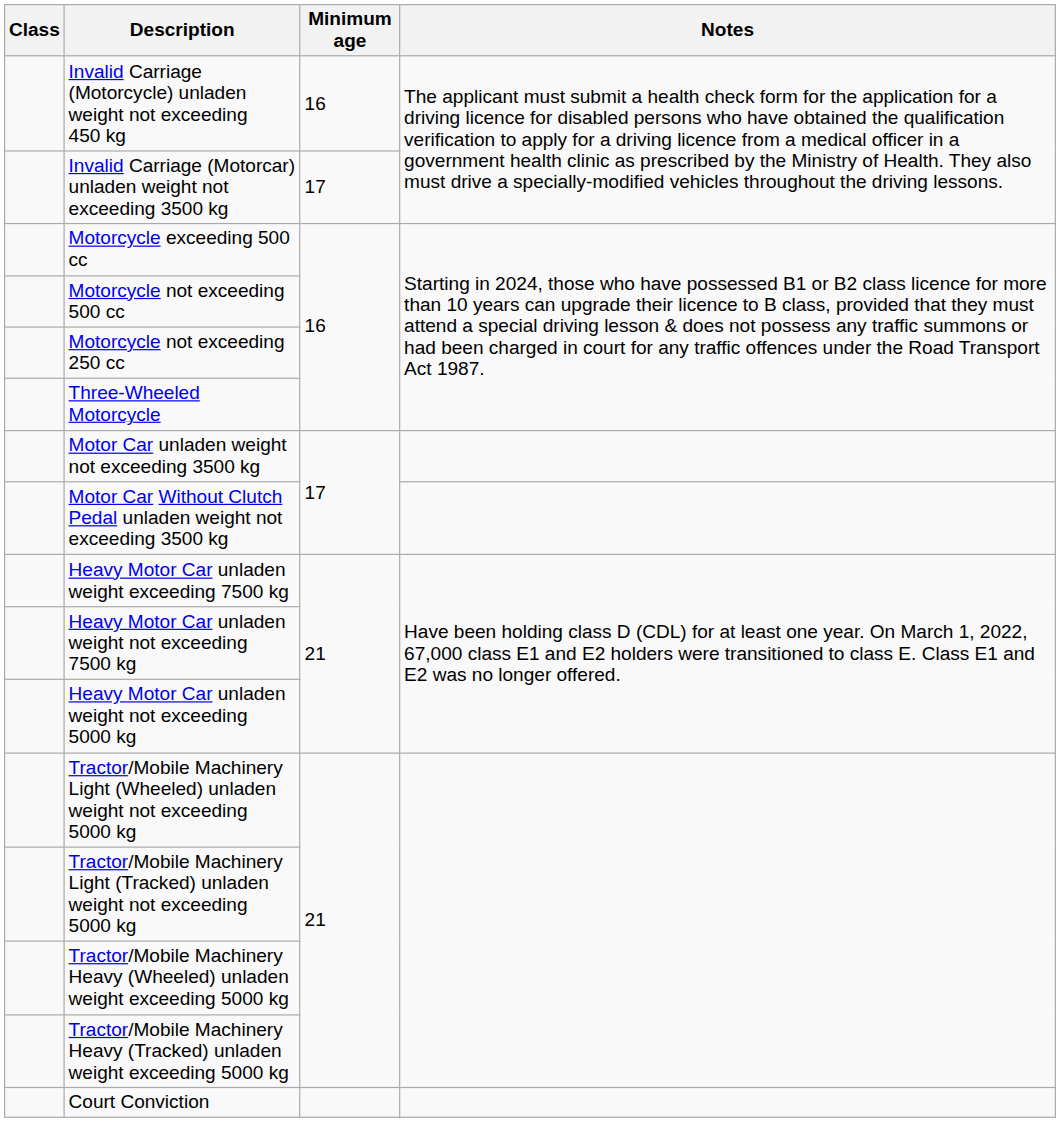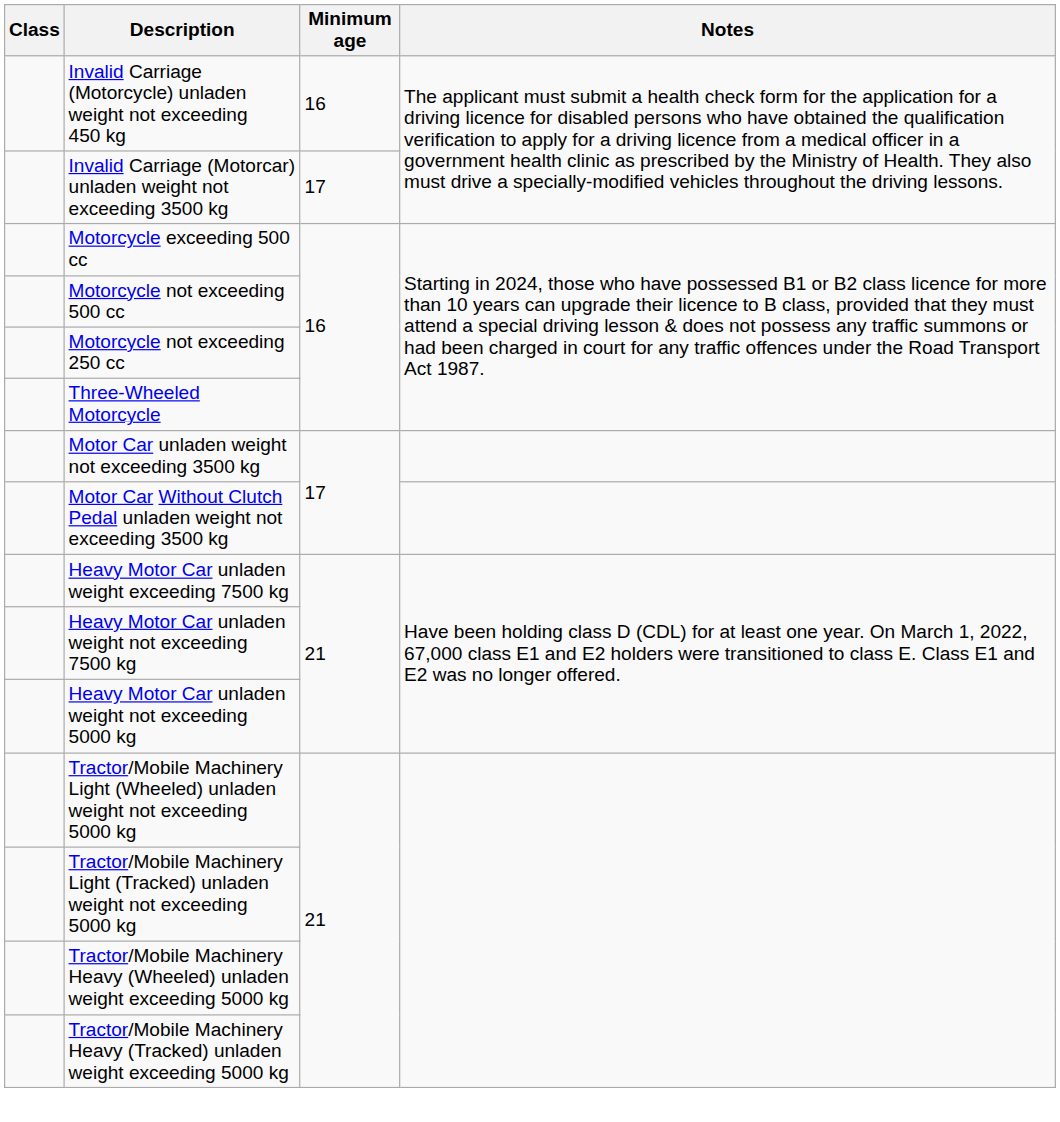- row: (139, 1102)
